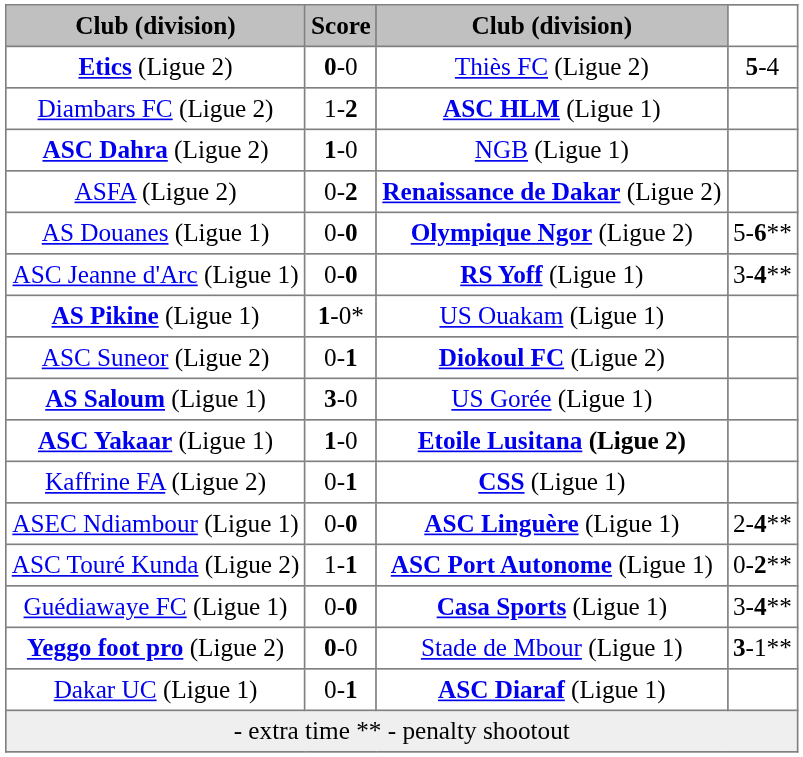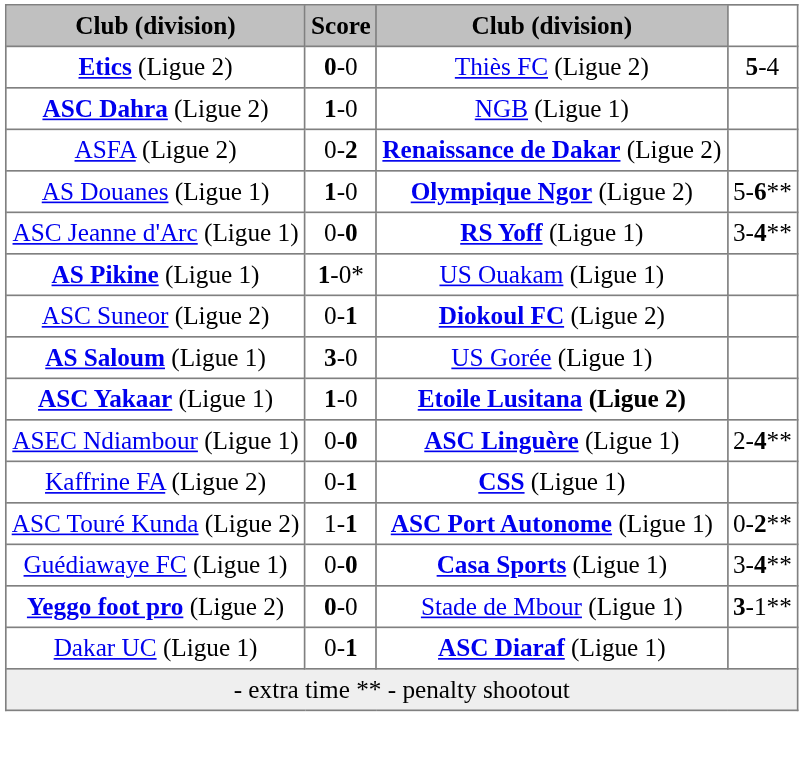- row: (156, 108)
(341, 232) 0-0 -> (341, 191) 1-0
rows swapped: (156, 523) <-> (156, 481)
